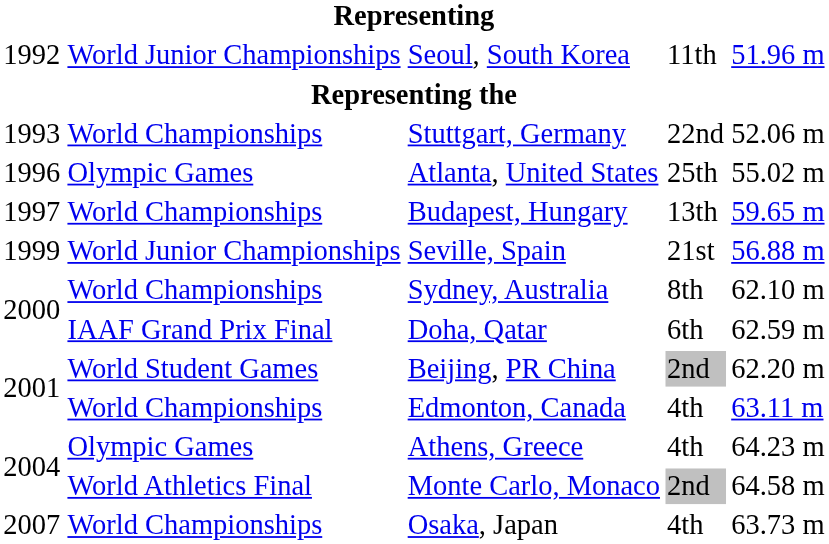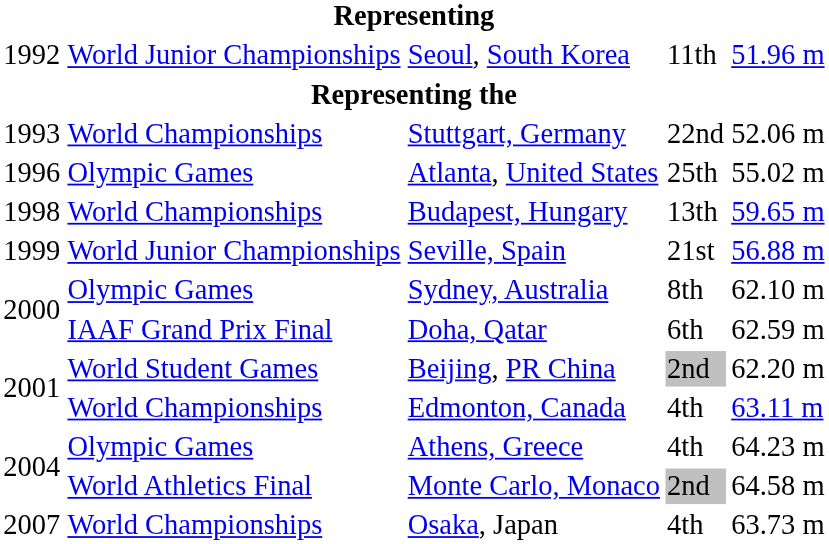(32, 211) 1997 -> (32, 211) 1998
(195, 290) World Championships -> (160, 290) Olympic Games
